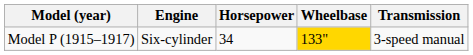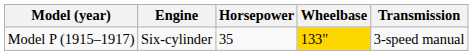(226, 38) 34 -> (226, 38) 35
